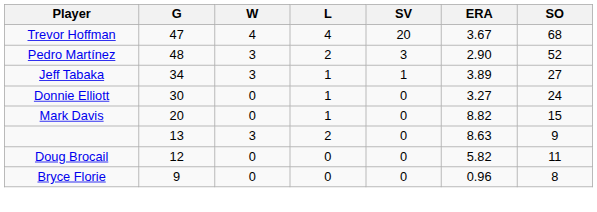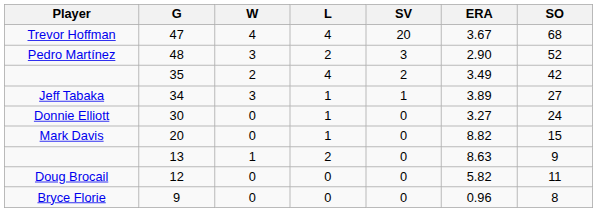+ row: (177, 75)
(252, 136) 3 -> (252, 156) 1
